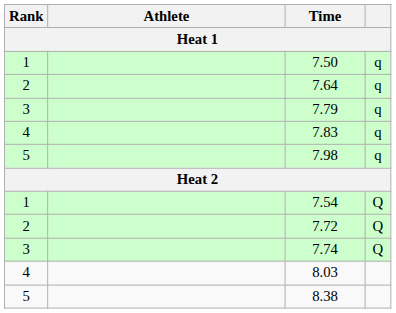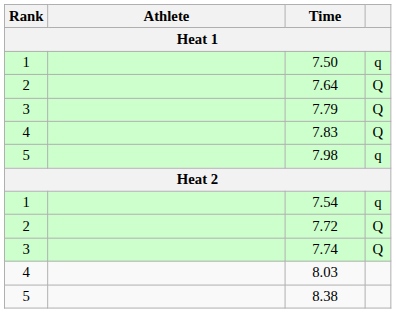(378, 86) q -> (378, 86) Q
(378, 109) q -> (378, 109) Q
(378, 132) q -> (378, 132) Q
(378, 202) Q -> (378, 202) q
